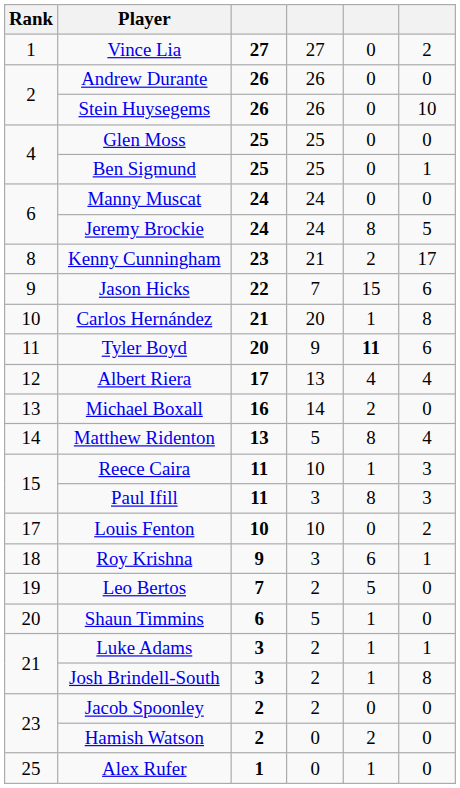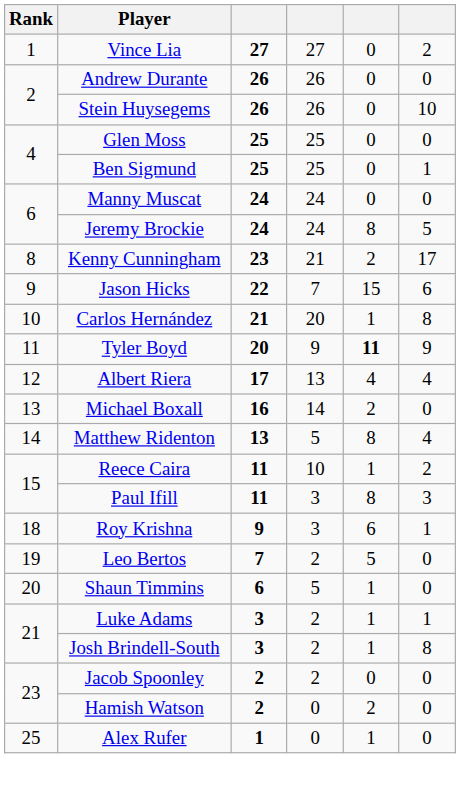(427, 348) 6 -> (427, 348) 9
(427, 468) 3 -> (427, 468) 2
- row: (144, 528)
